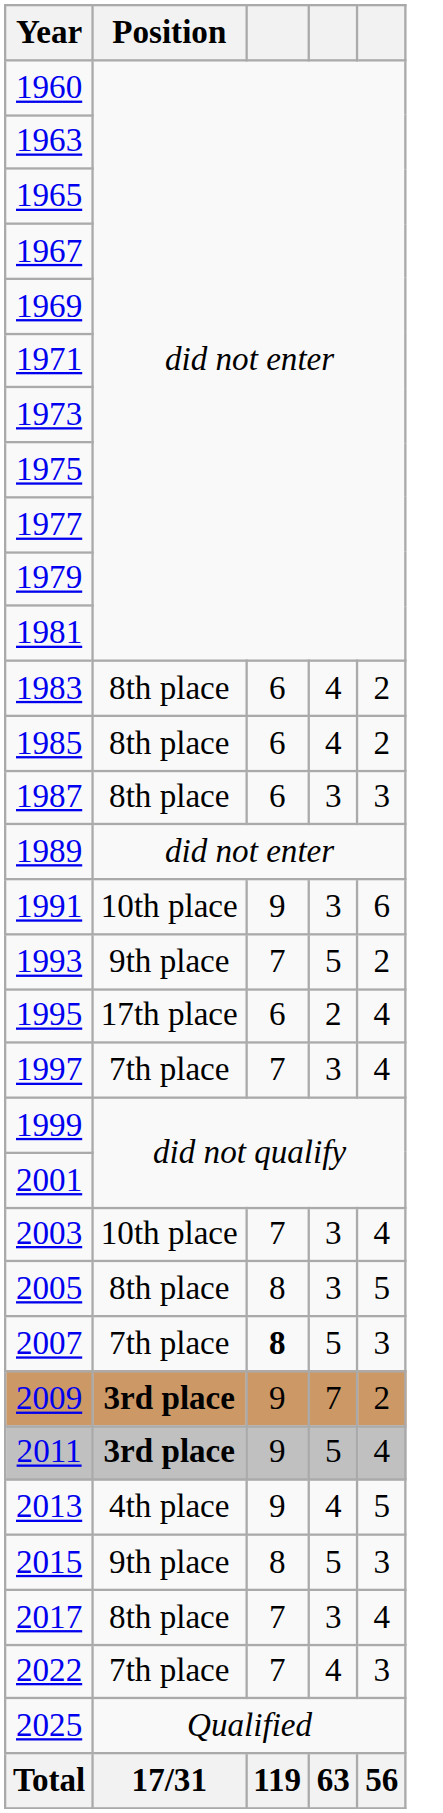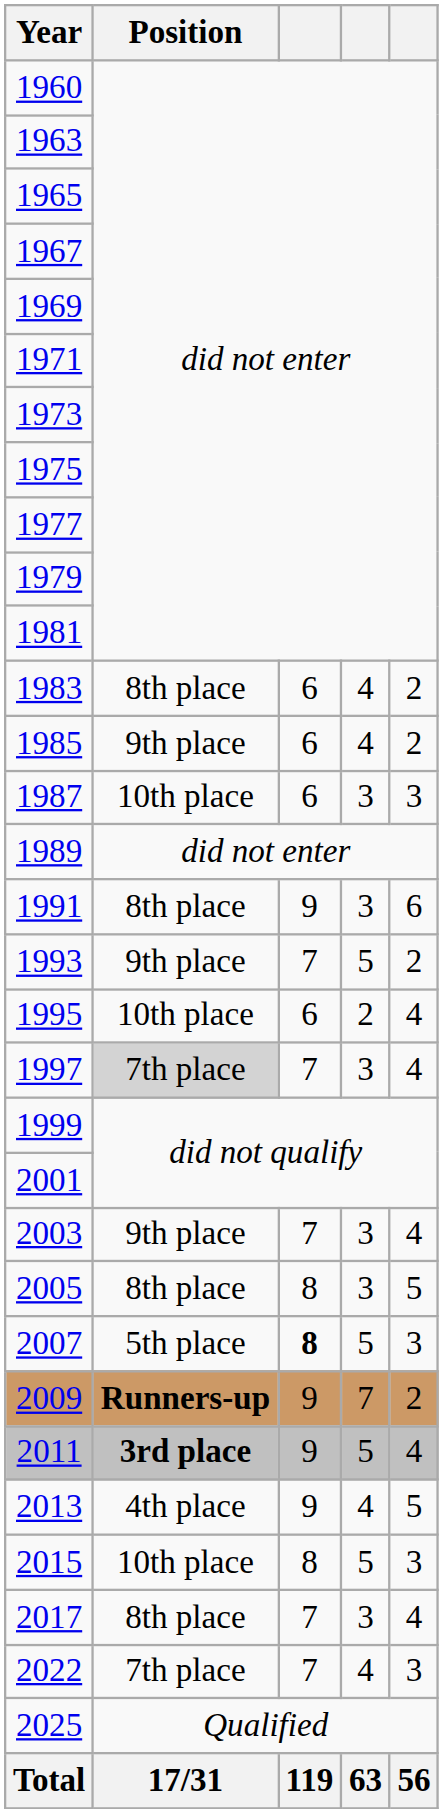(169, 742) 8th place -> (185, 742) 9th place
(169, 796) 8th place -> (185, 796) 10th place
(169, 906) 10th place -> (185, 906) 8th place
(169, 1015) 17th place -> (185, 1015) 10th place
(169, 1070) no background -> (185, 1070) lightgrey background
(169, 1233) 10th place -> (185, 1233) 9th place
(169, 1343) 7th place -> (185, 1343) 5th place
(169, 1397) 3rd place -> (185, 1397) Runners-up
(169, 1561) 9th place -> (185, 1561) 10th place
